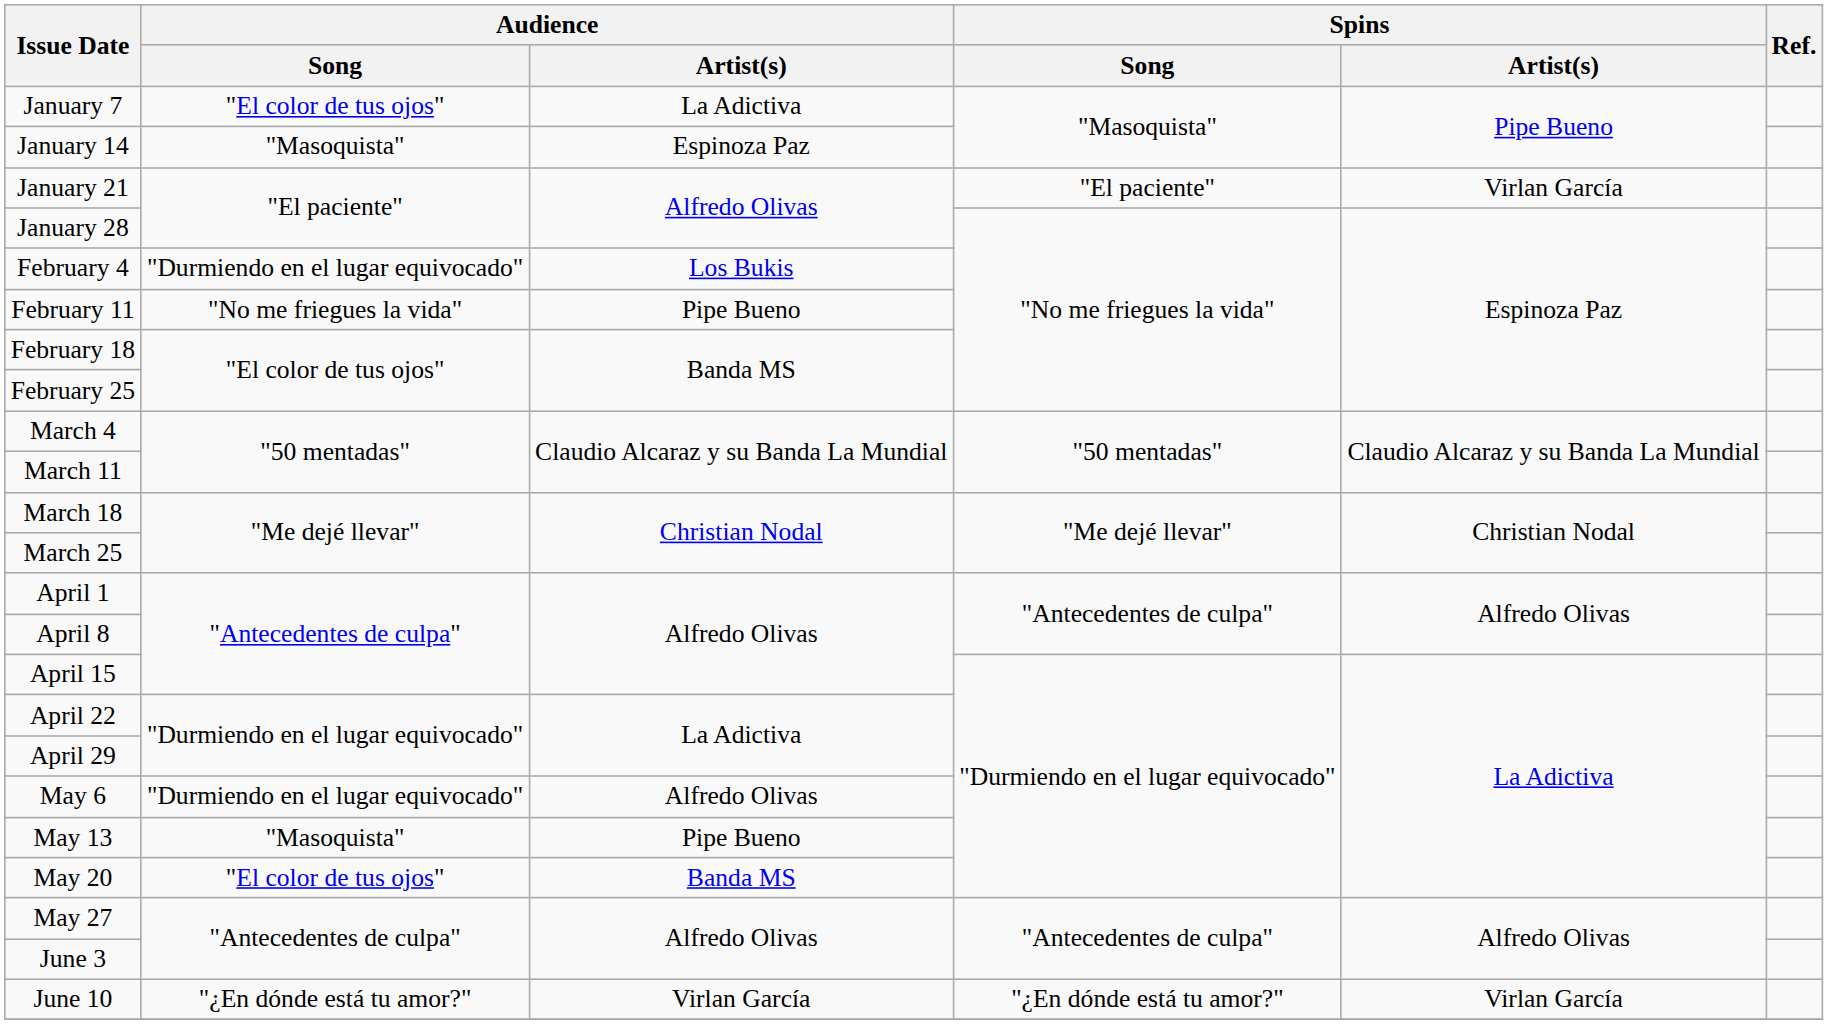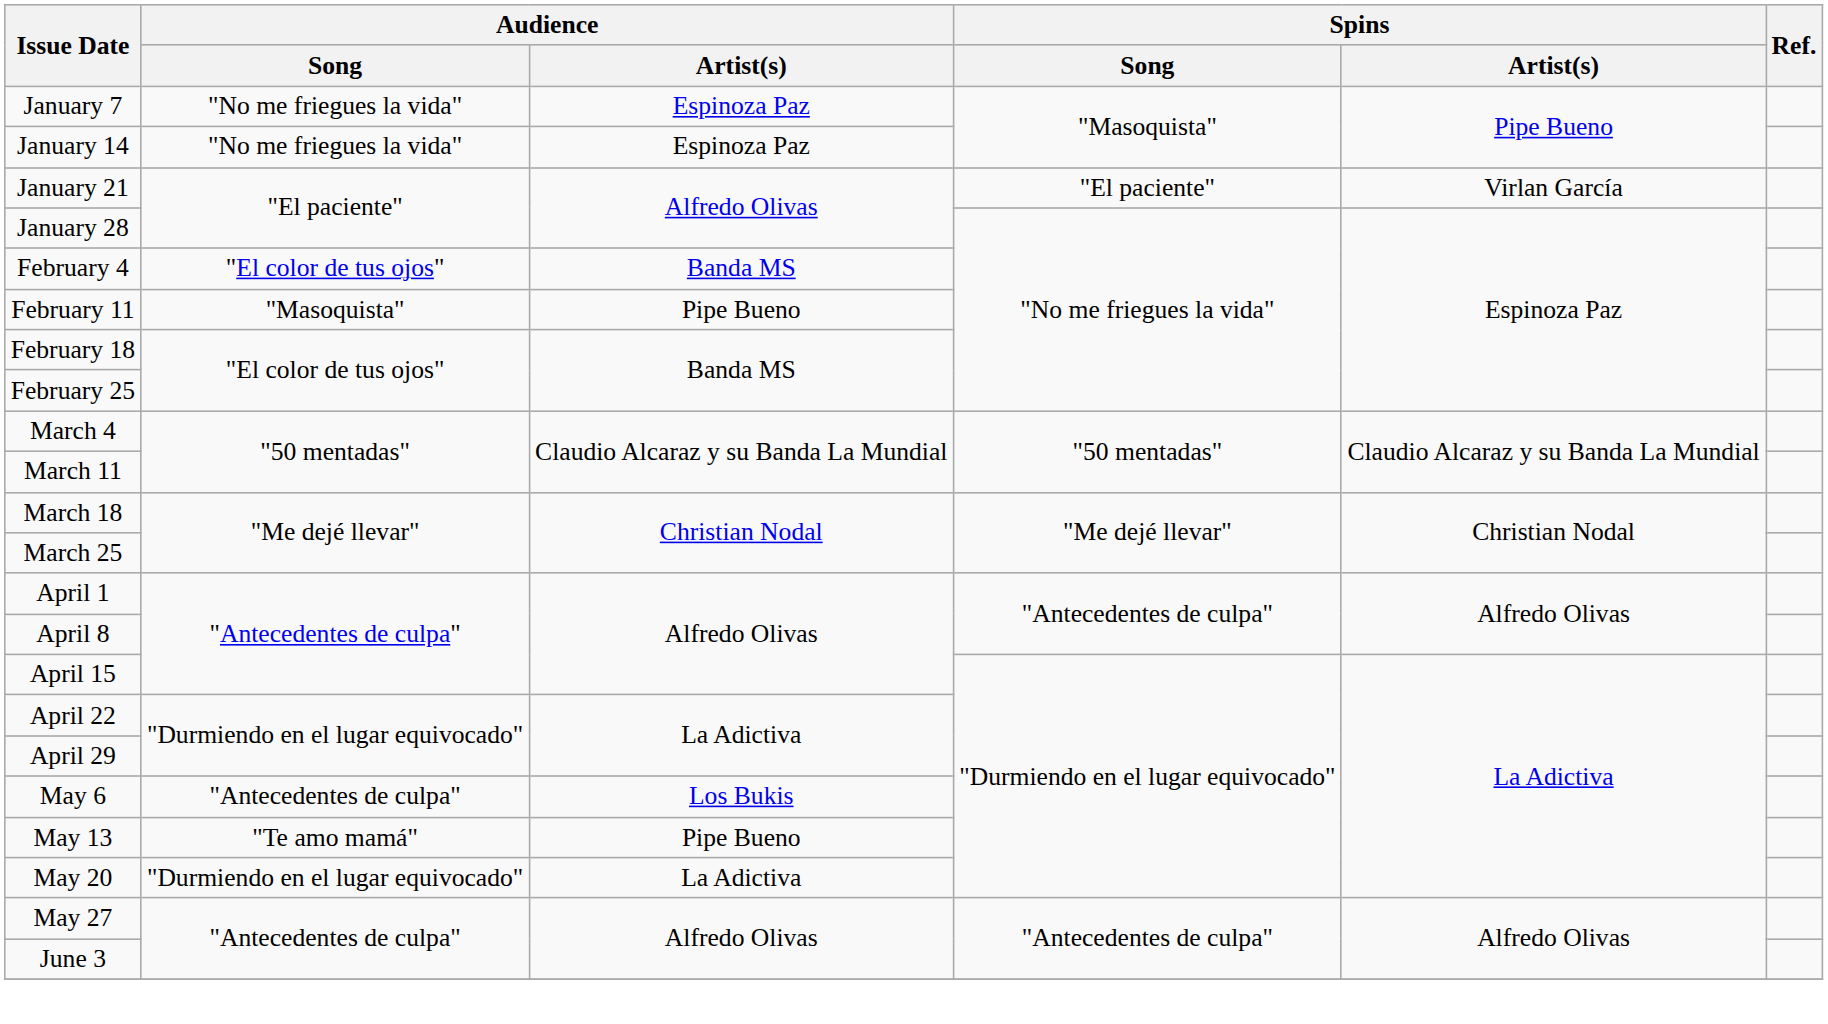(335, 106) "El color de tus ojos" -> (335, 106) "No me friegues la vida"
(741, 106) La Adictiva -> (741, 106) Espinoza Paz
(335, 146) "Masoquista" -> (335, 146) "No me friegues la vida"
(335, 268) "Durmiendo en el lugar equivocado" -> (335, 268) "El color de tus ojos"
(741, 268) Los Bukis -> (741, 268) Banda MS
(335, 308) "No me friegues la vida" -> (335, 308) "Masoquista"
(335, 796) "Durmiendo en el lugar equivocado" -> (335, 796) "Antecedentes de culpa"
(741, 796) Alfredo Olivas -> (741, 796) Los Bukis
(335, 836) "Masoquista" -> (335, 836) "Te amo mamá"
(335, 877) "El color de tus ojos" -> (335, 877) "Durmiendo en el lugar equivocado"
(741, 877) Banda MS -> (741, 877) La Adictiva
- row: (73, 999)
